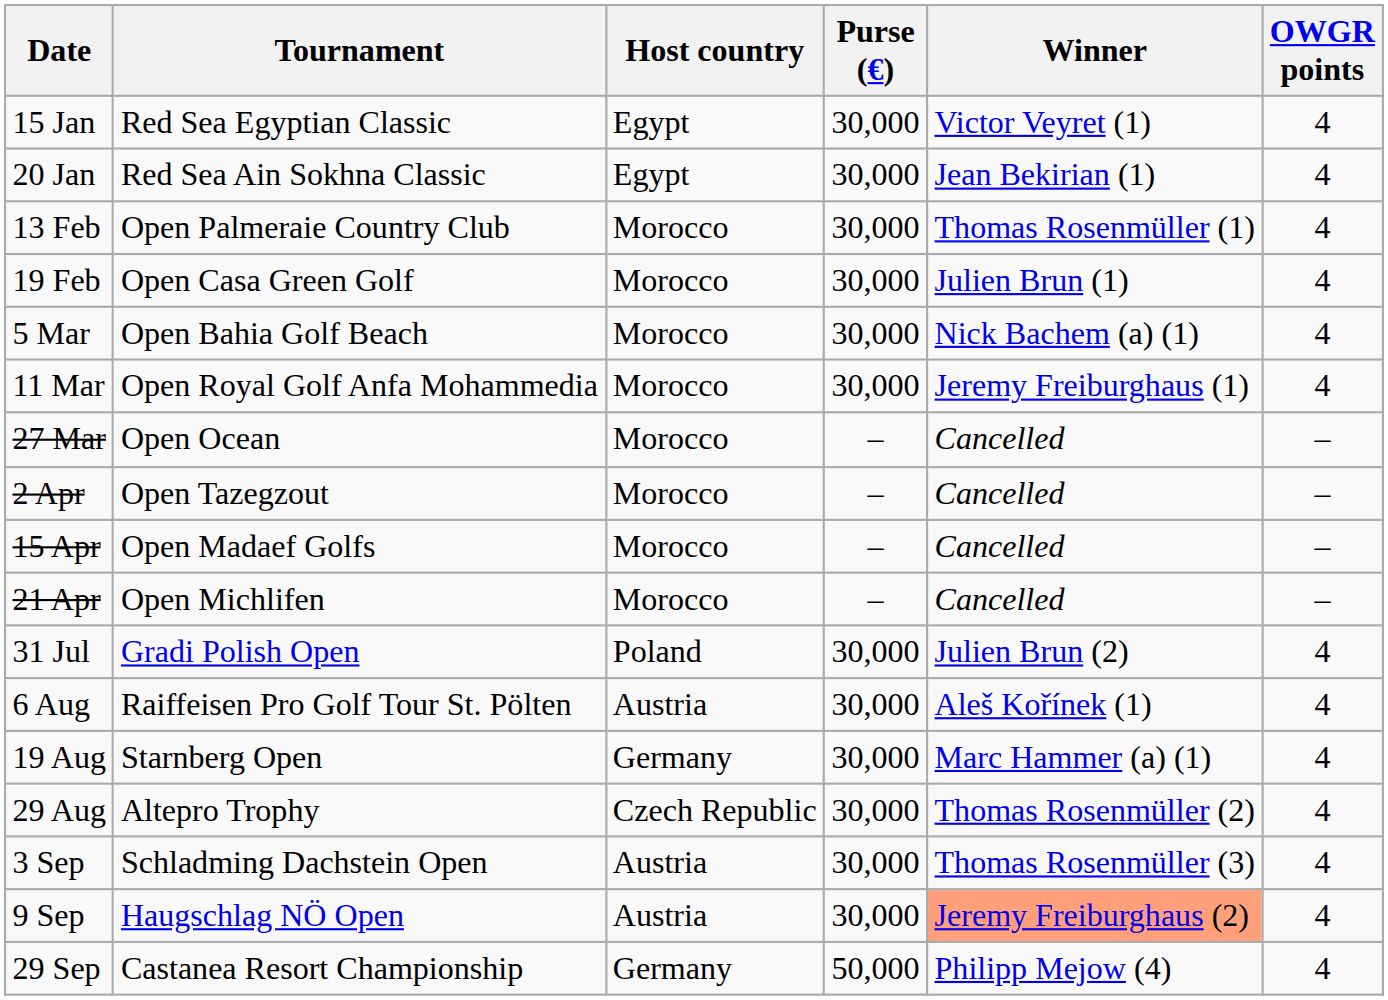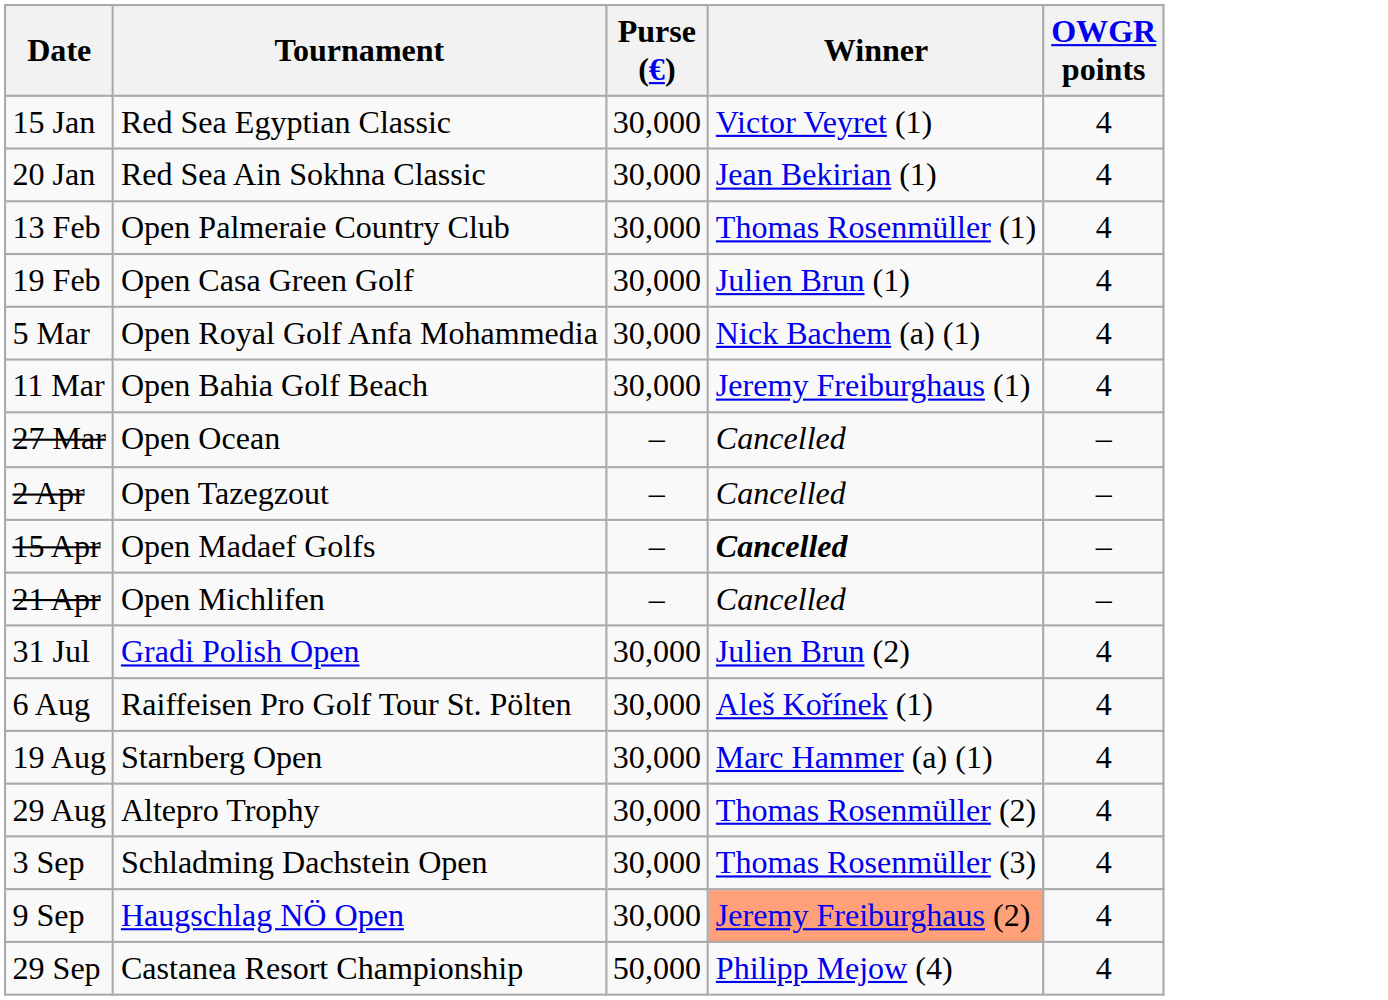- column: (715, 50)
(274, 333) Open Bahia Golf Beach -> (359, 333) Open Royal Golf Anfa Mohammedia
(359, 386) Open Royal Golf Anfa Mohammedia -> (274, 386) Open Bahia Golf Beach
(1000, 545) normal -> (782, 545) bold
